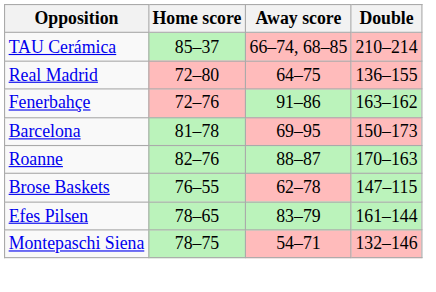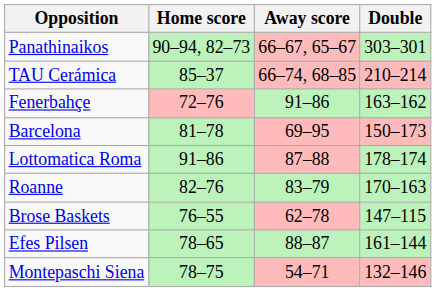+ row: (58, 46)
- row: (53, 74)
+ row: (75, 159)
(298, 159) 88–87 -> (307, 187) 83–79
(298, 215) 83–79 -> (307, 243) 88–87
